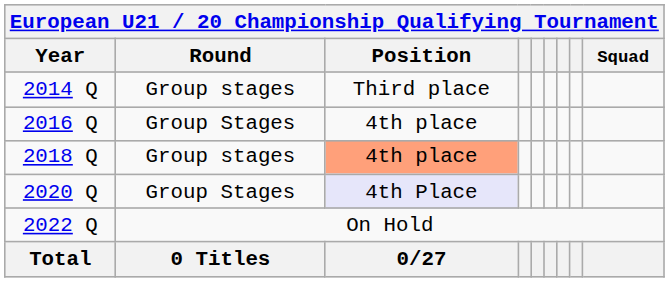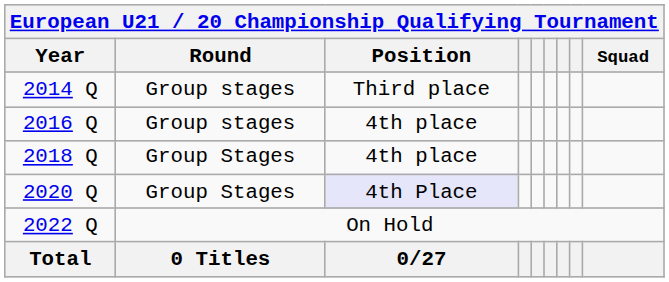(220, 123) Group Stages -> (220, 123) Group stages
(220, 157) Group stages -> (220, 157) Group Stages
(421, 157) lightsalmon background -> (421, 157) no background
